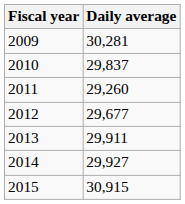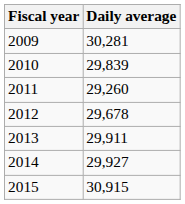(107, 65) 29,837 -> (107, 65) 29,839
(107, 114) 29,677 -> (107, 114) 29,678
